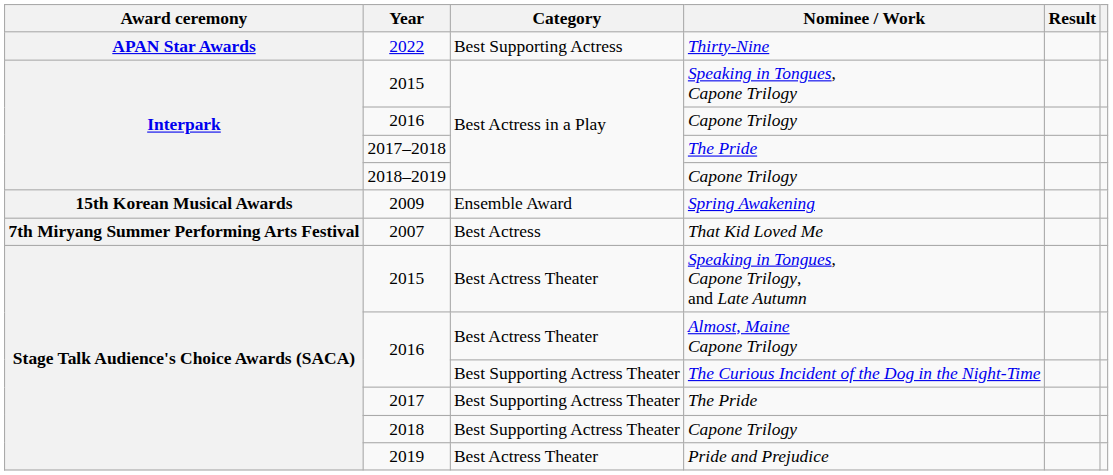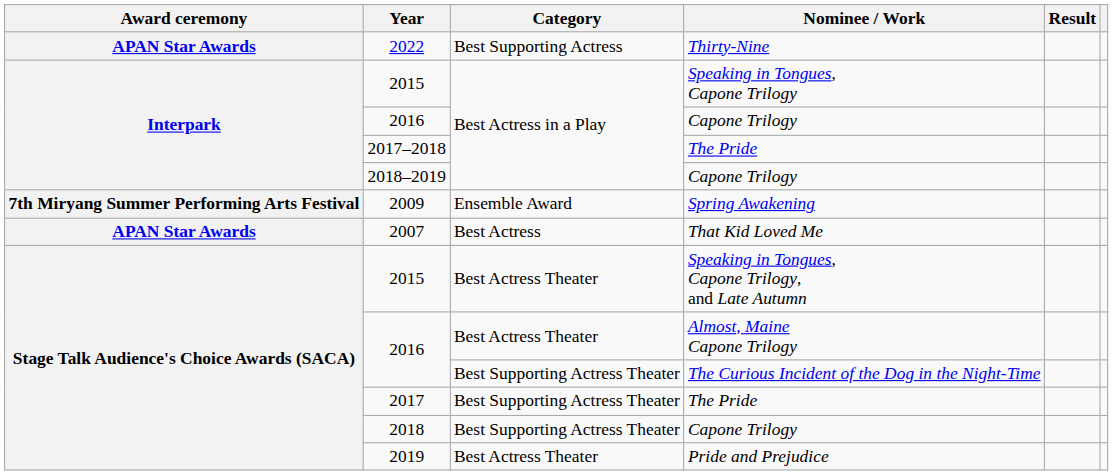(184, 203) 15th Korean Musical Awards -> (184, 203) 7th Miryang Summer Performing Arts Festival
(184, 231) 7th Miryang Summer Performing Arts Festival -> (184, 231) APAN Star Awards
